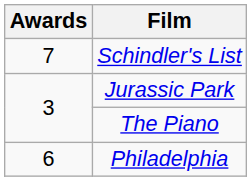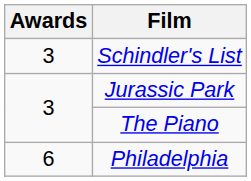(48, 55) 7 -> (48, 55) 3
